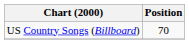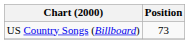(164, 30) 70 -> (164, 30) 73
